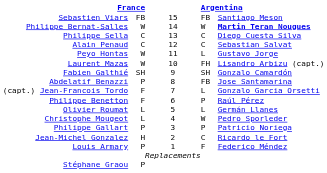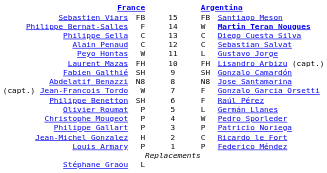(143, 26) W -> (143, 26) F
(143, 63) W -> (140, 63) FH
(143, 82) P -> (140, 82) N8
(205, 82) FB -> (205, 82) N8
(143, 91) F -> (143, 91) W
(203, 91) L -> (203, 91) F
(143, 100) F -> (140, 100) SH
(203, 100) P -> (203, 100) F
(143, 109) L -> (143, 109) P
(143, 118) L -> (143, 118) P
(203, 146) F -> (203, 146) P
(143, 165) P -> (143, 165) L
